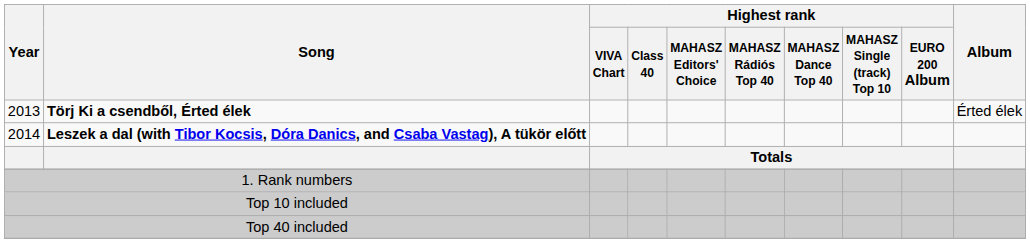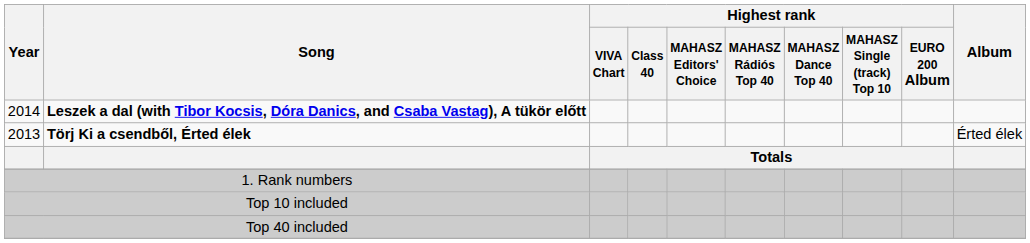rows swapped: (24, 111) <-> (24, 134)
